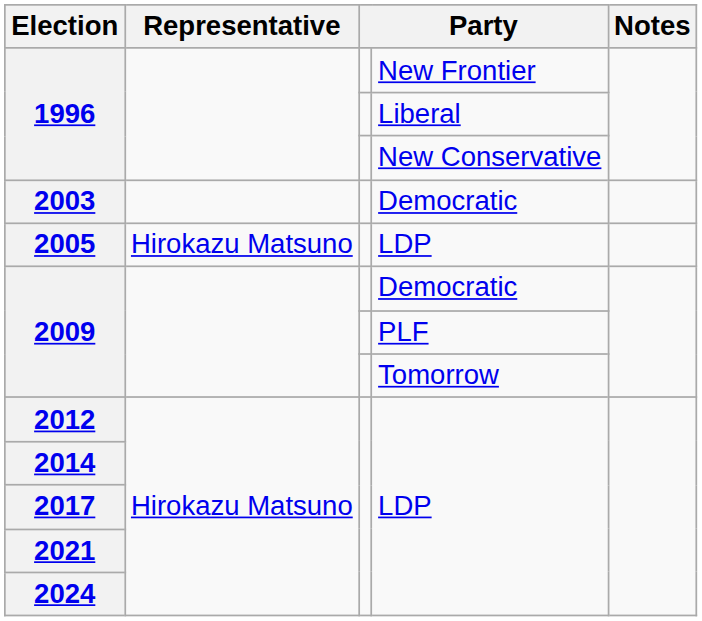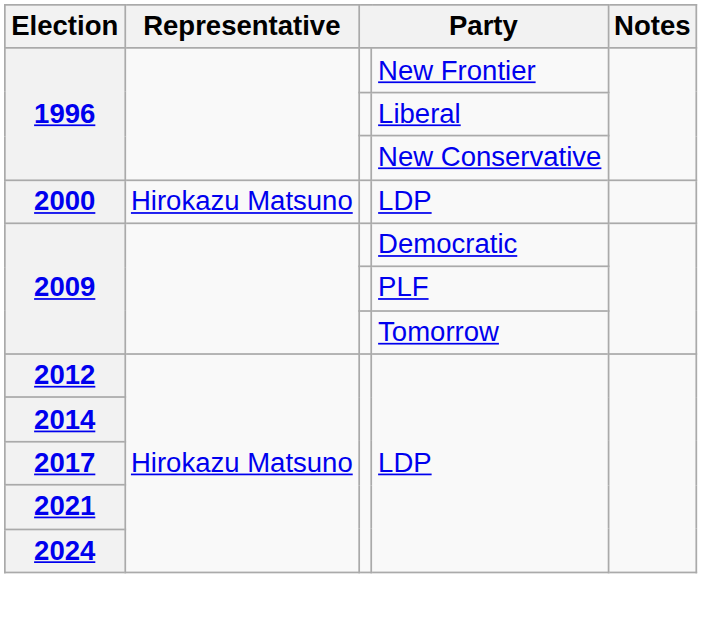+ row: (65, 200)
- row: (65, 200)
- row: (65, 244)
